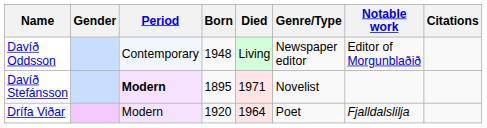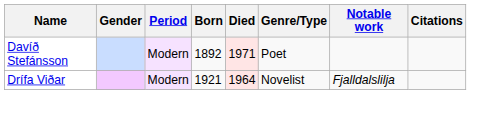- row: (32, 53)
(144, 86) bold -> (168, 53) normal
(218, 86) 1895 -> (208, 53) 1892
(297, 86) Novelist -> (274, 53) Poet
(218, 113) 1920 -> (208, 80) 1921
(288, 113) Poet -> (283, 80) Novelist
